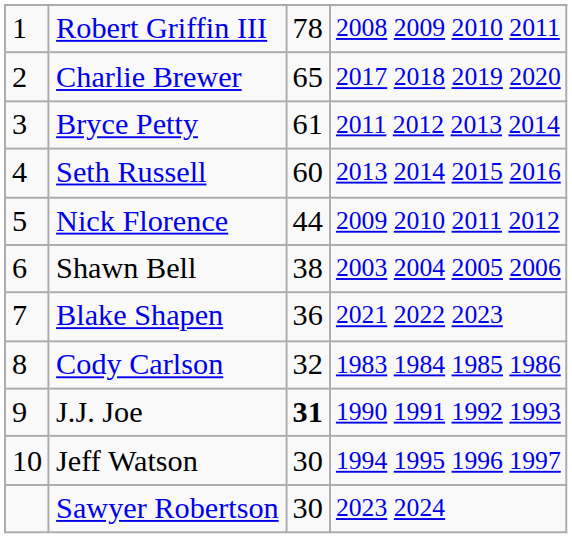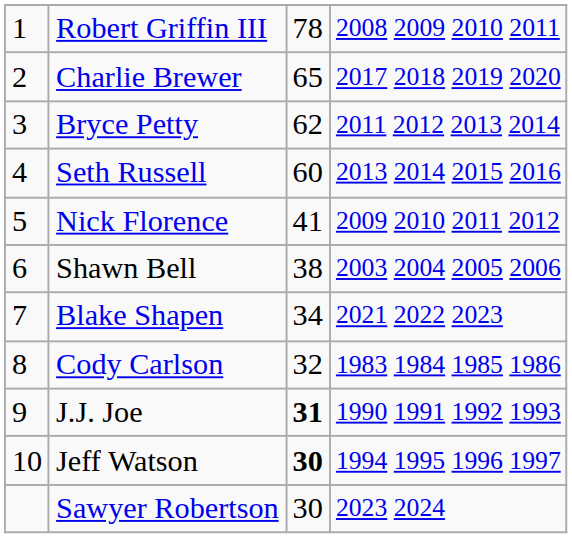(308, 124) 61 -> (308, 124) 62
(308, 220) 44 -> (308, 220) 41
(308, 316) 36 -> (308, 316) 34
(308, 460) normal -> (308, 460) bold
